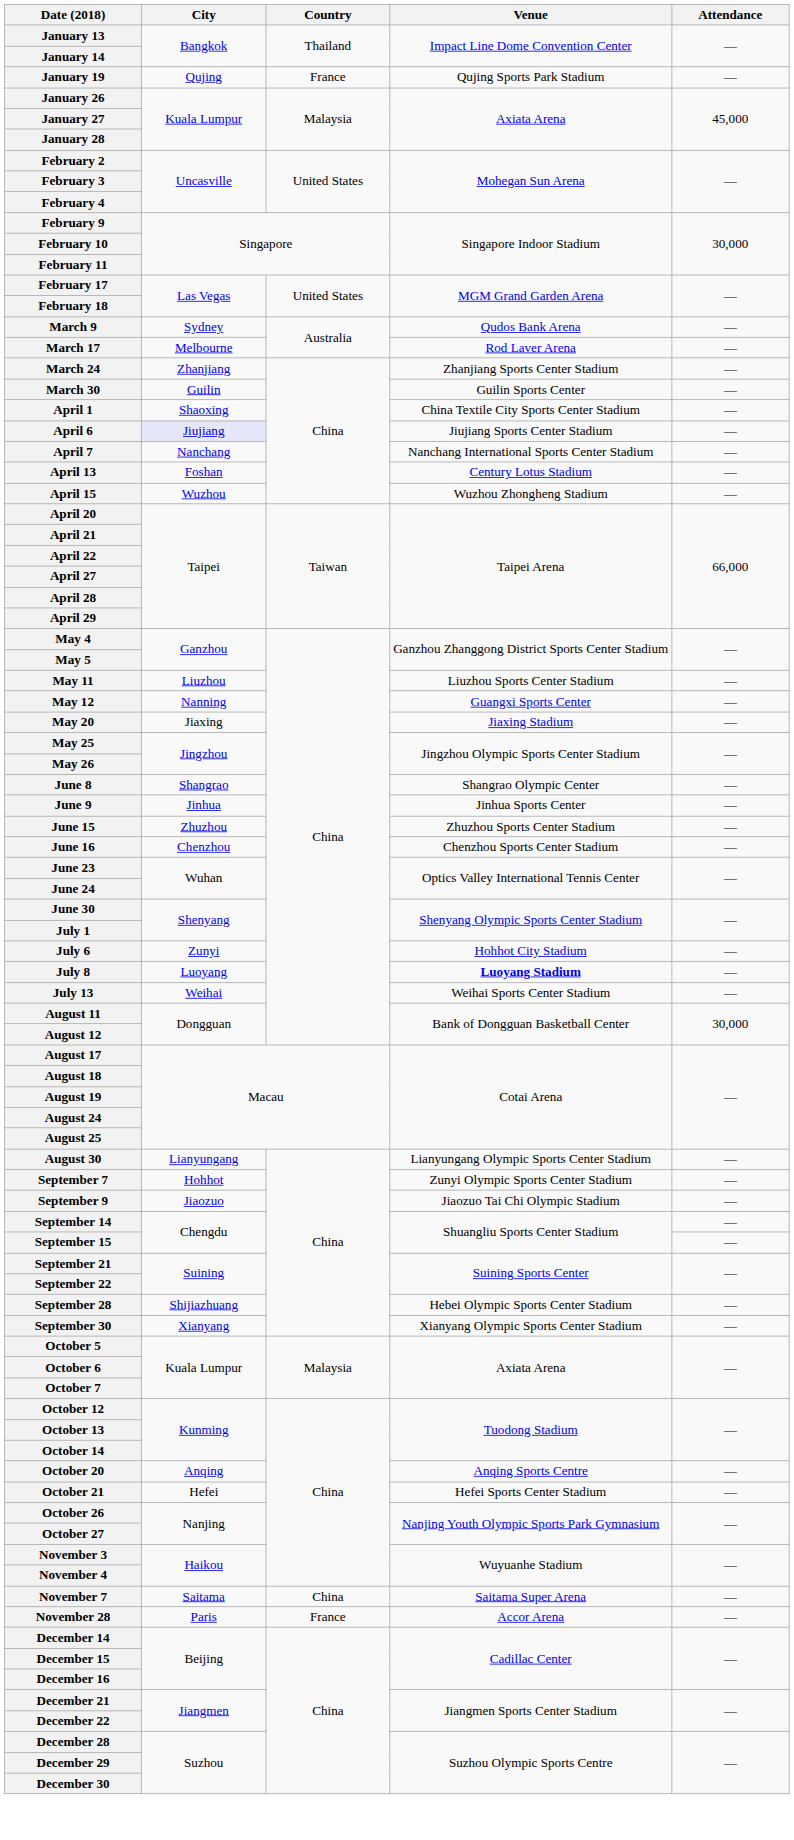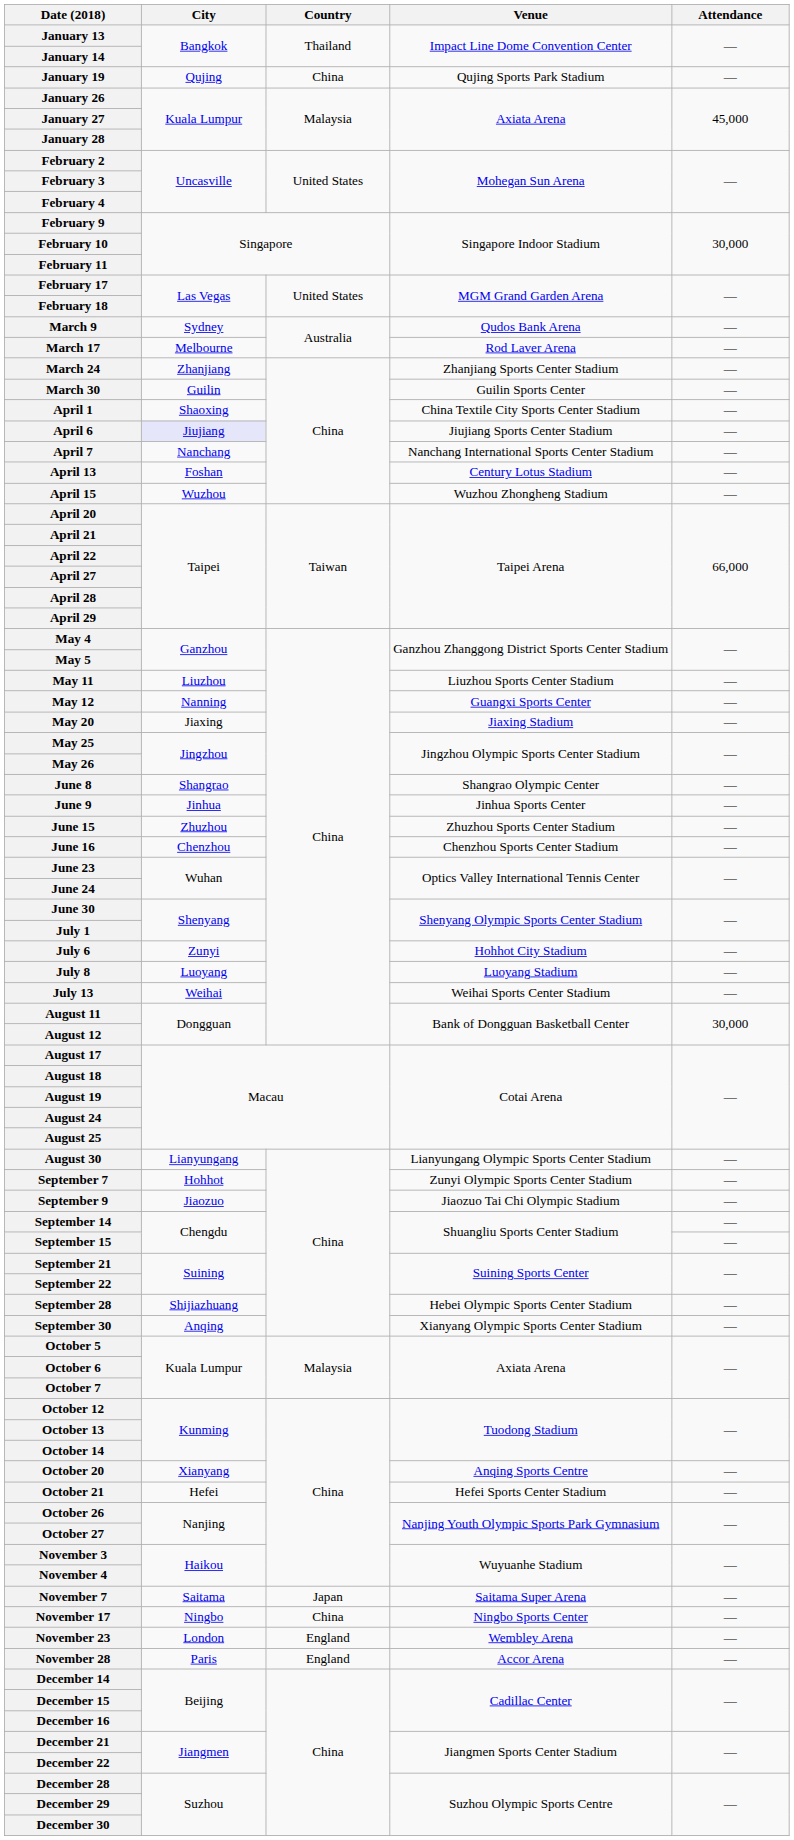(328, 77) France -> (328, 77) China
(531, 972) bold -> (531, 972) normal
(204, 1325) Xianyang -> (204, 1325) Anqing
(204, 1471) Anqing -> (204, 1471) Xianyang
(328, 1596) China -> (328, 1596) Japan
+ row: (73, 1617)
+ row: (73, 1637)
(328, 1617) France -> (328, 1658) England
